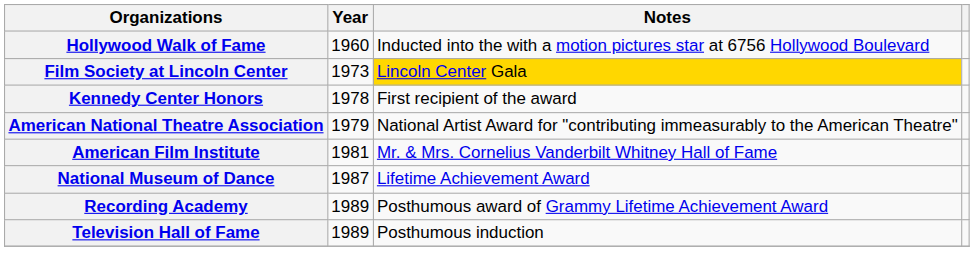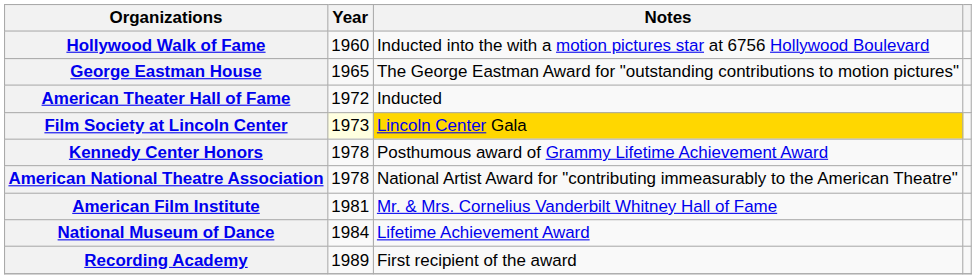+ row: (166, 71)
+ row: (166, 98)
(350, 71) no background -> (350, 125) lightyellow background
(477, 98) First recipient of the award -> (603, 152) Posthumous award of Grammy Lifetime Achievement Award
(350, 125) 1979 -> (350, 179) 1978
(350, 179) 1987 -> (350, 233) 1984
(603, 206) Posthumous award of Grammy Lifetime Achievement Award -> (477, 260) First recipient of the award
- row: (166, 233)
